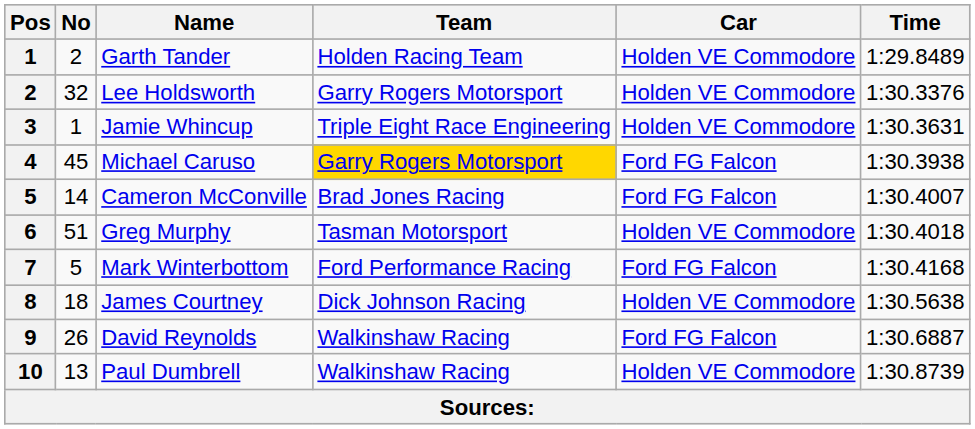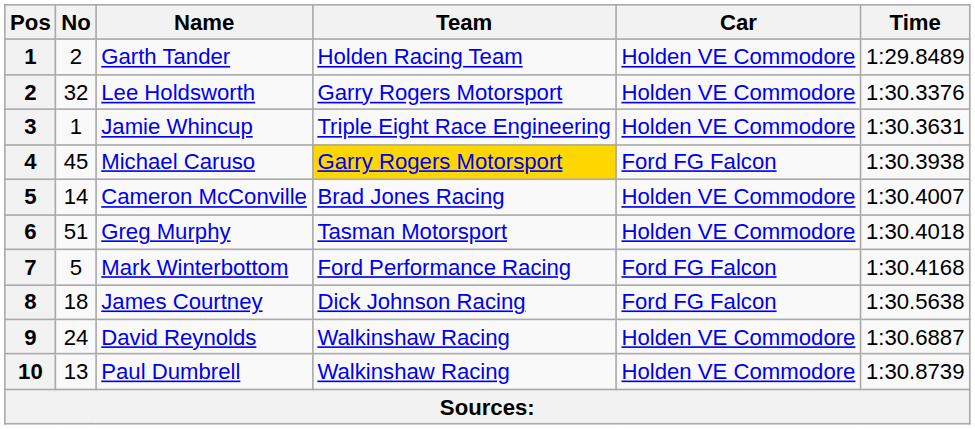(699, 197) Ford FG Falcon -> (738, 197) Holden VE Commodore
(738, 301) Holden VE Commodore -> (699, 301) Ford FG Falcon
(76, 336) 26 -> (76, 336) 24
(699, 336) Ford FG Falcon -> (738, 336) Holden VE Commodore
